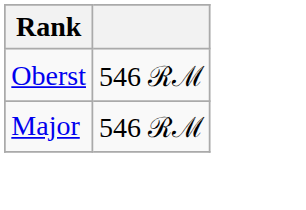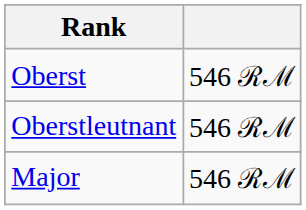+ row: (94, 126)
